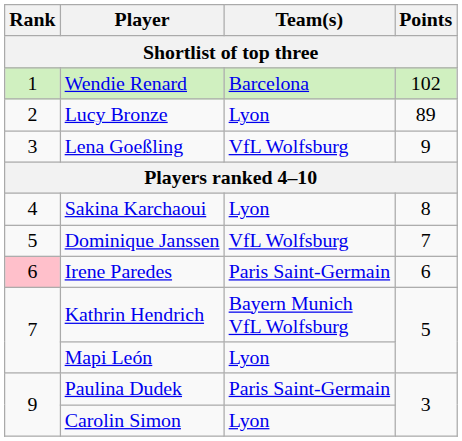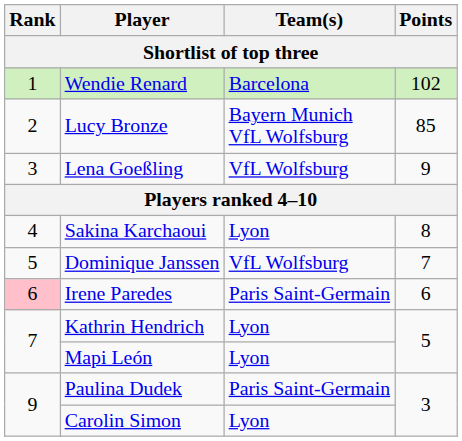(249, 114) Lyon -> (291, 125) Bayern Munich VfL Wolfsburg
(426, 114) 89 -> (426, 125) 85
(291, 314) Bayern Munich VfL Wolfsburg -> (249, 325) Lyon
